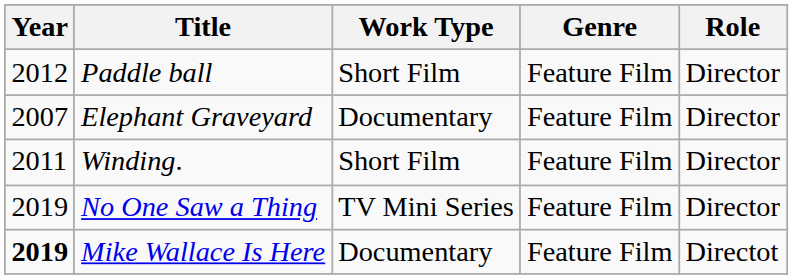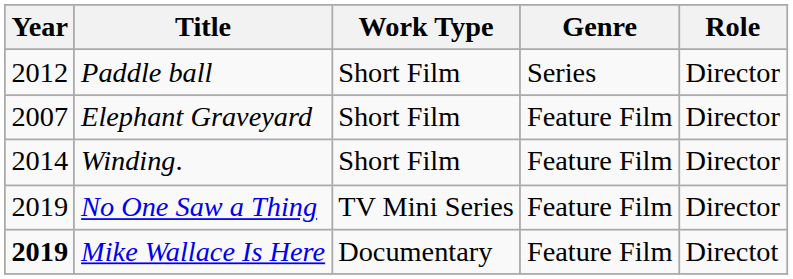(600, 71) Feature Film -> (562, 71) Series
(415, 116) Documentary -> (399, 116) Short Film
(39, 161) 2011 -> (40, 161) 2014
